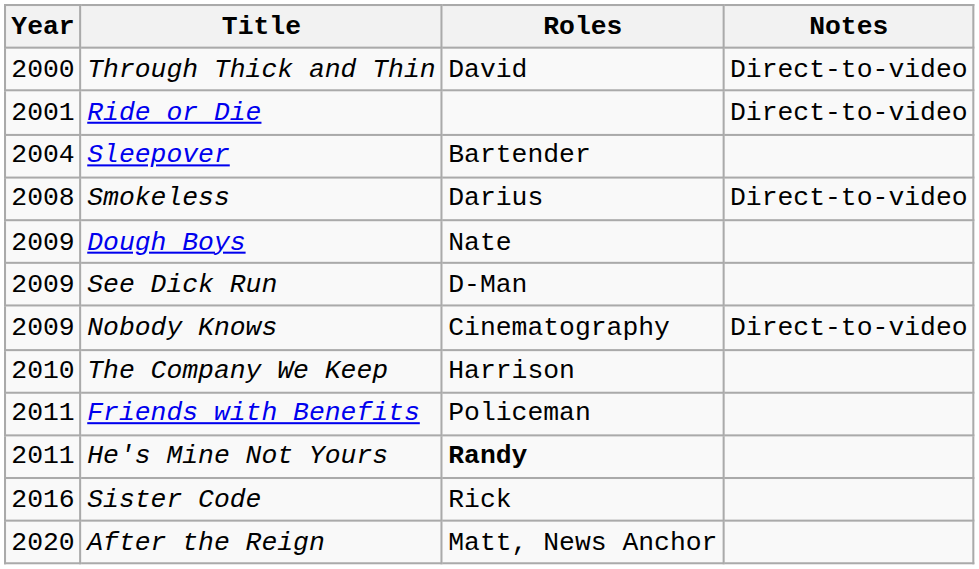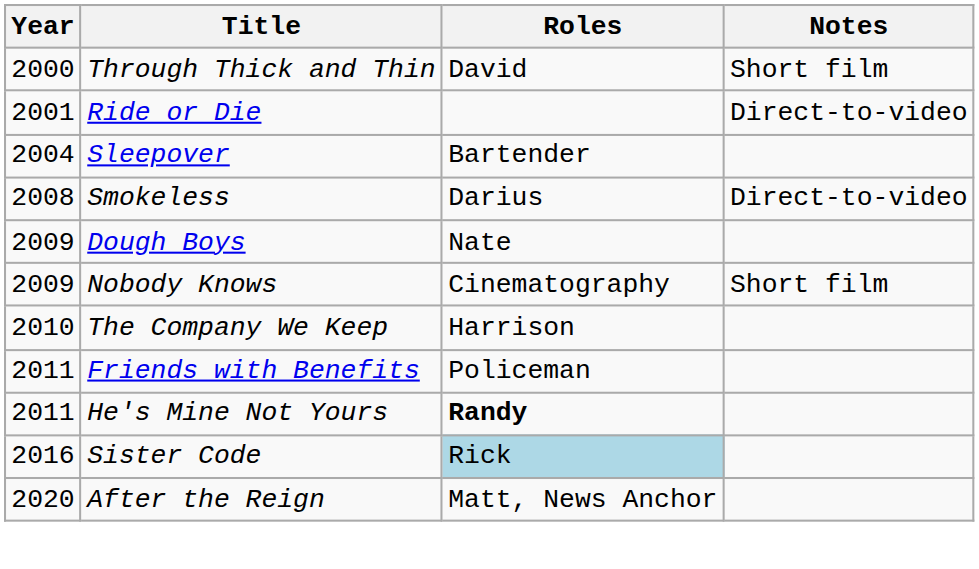(849, 70) Direct-to-video -> (809, 70) Short film
- row: (182, 285)
(849, 328) Direct-to-video -> (809, 285) Short film
(480, 500) no background -> (480, 457) lightblue background
